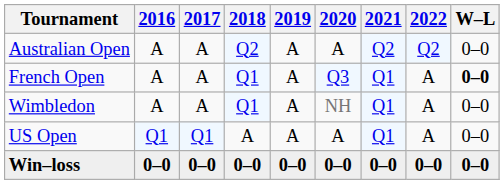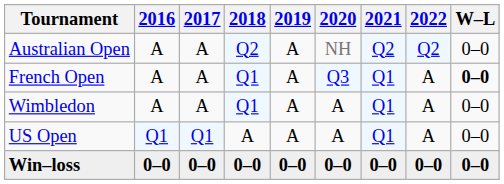(338, 48) A -> (338, 48) NH
(338, 106) NH -> (338, 106) A
